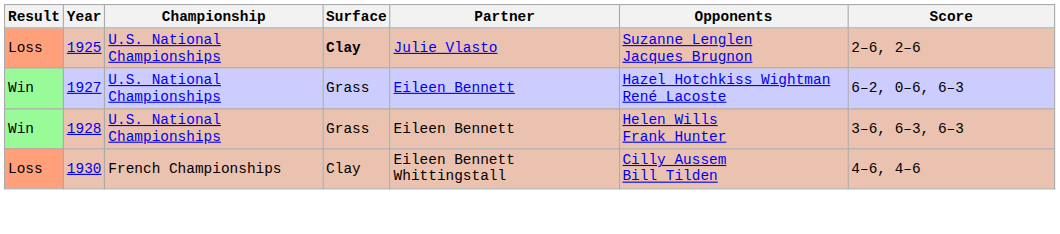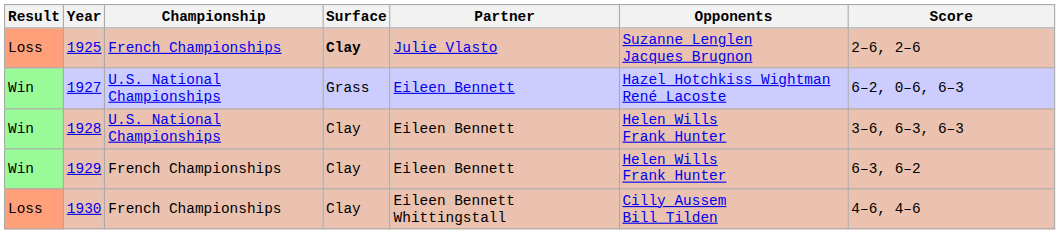(165, 48) U.S. National Championships -> (195, 48) French Championships
(348, 128) Grass -> (343, 128) Clay
+ row: (84, 169)
